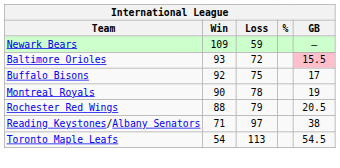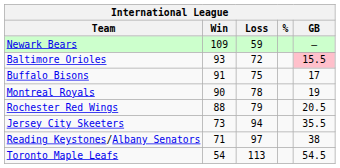(219, 76) 92 -> (219, 76) 91
+ row: (65, 124)
